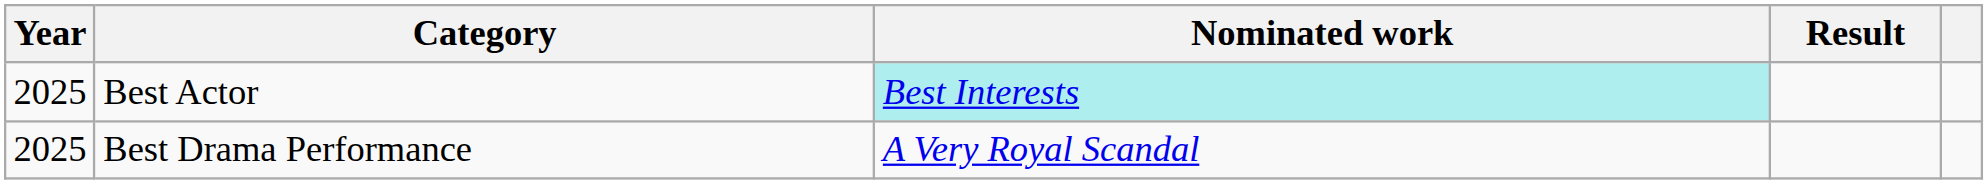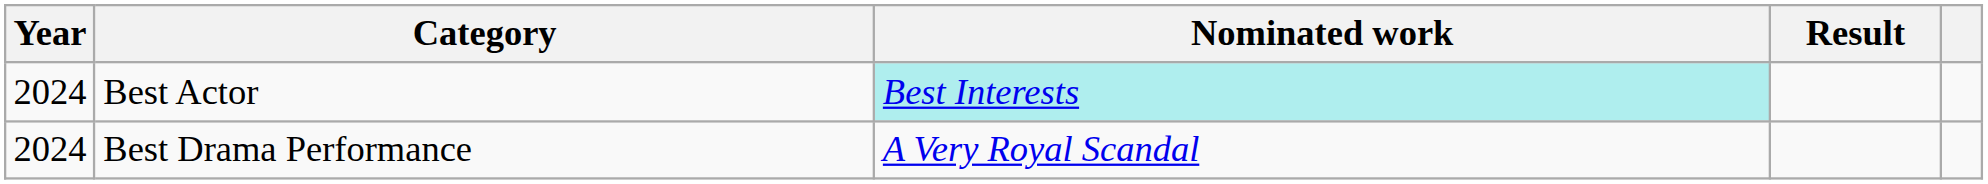(50, 91) 2025 -> (50, 91) 2024
(50, 149) 2025 -> (50, 149) 2024
